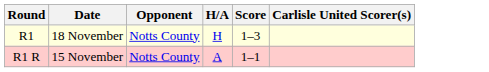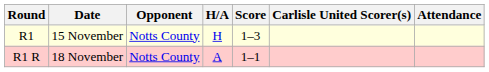+ column: (449, 14)
(87, 35) 18 November -> (87, 35) 15 November
(87, 56) 15 November -> (87, 56) 18 November
